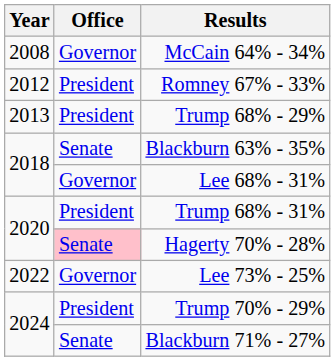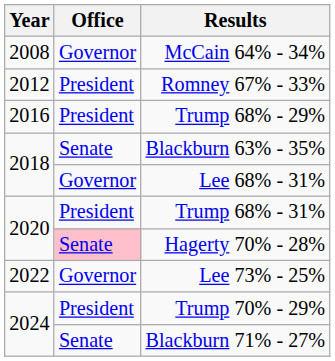(29, 116) 2013 -> (29, 116) 2016
